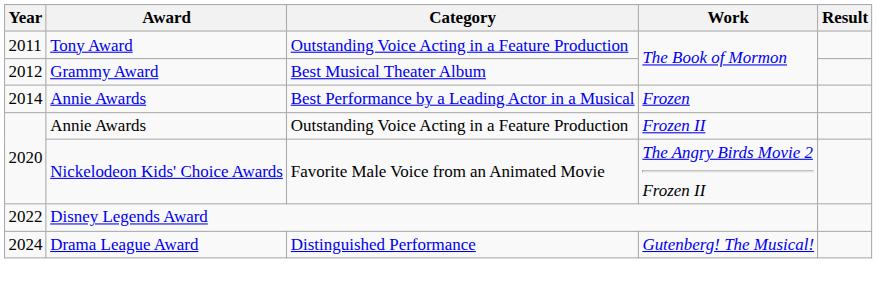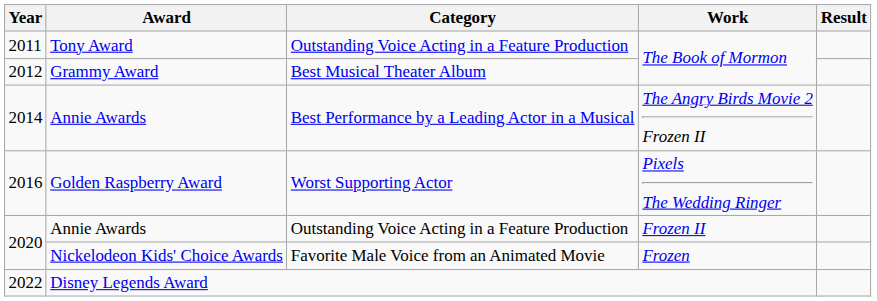(666, 98) Frozen -> (728, 117) The Angry Birds Movie 2 Frozen II
+ row: (25, 182)
(728, 171) The Angry Birds Movie 2 Frozen II -> (666, 255) Frozen
- row: (25, 244)
